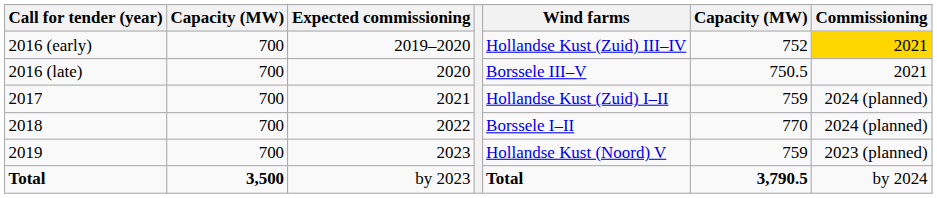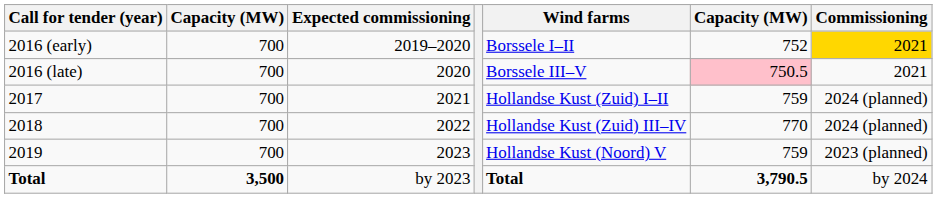(586, 44) Hollandse Kust (Zuid) III–IV -> (530, 44) Borssele I–II
(789, 71) no background -> (789, 71) pink background
(530, 125) Borssele I–II -> (586, 125) Hollandse Kust (Zuid) III–IV
